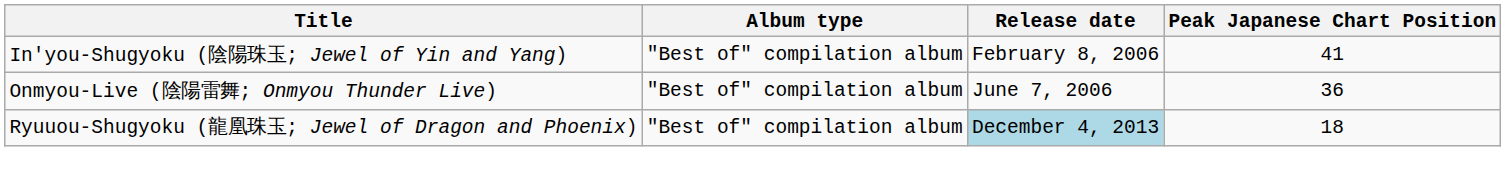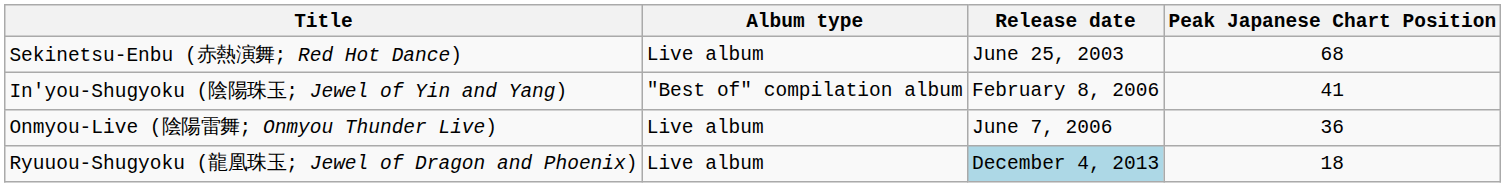+ row: (236, 55)
(805, 91) "Best of" compilation album -> (705, 127) Live album
(805, 127) "Best of" compilation album -> (705, 164) Live album
